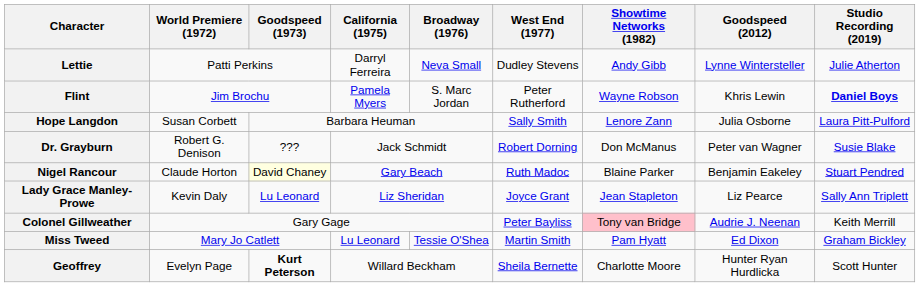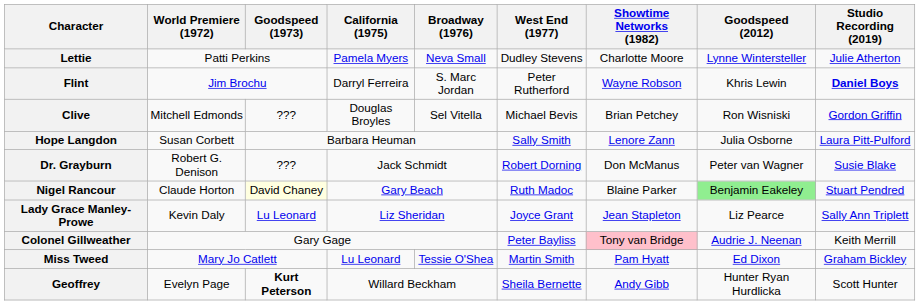(370, 65) Darryl Ferreira -> (371, 58) Pamela Myers
(639, 65) Andy Gibb -> (642, 58) Charlotte Moore
(370, 96) Pamela Myers -> (371, 83) Darryl Ferreira
+ row: (76, 115)
(755, 172) no background -> (756, 190) lightgreen background
(639, 265) Charlotte Moore -> (642, 284) Andy Gibb
